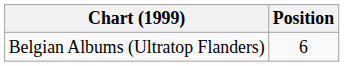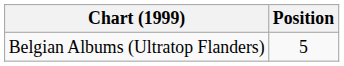(303, 46) 6 -> (303, 46) 5
